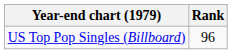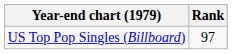(208, 37) 96 -> (208, 37) 97
